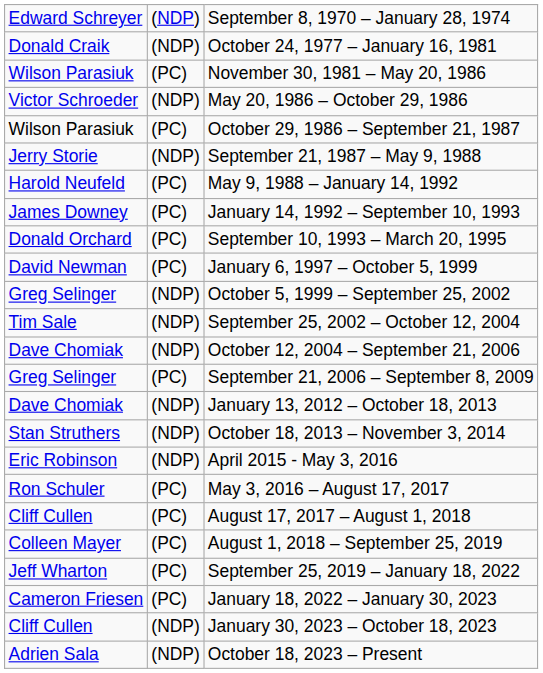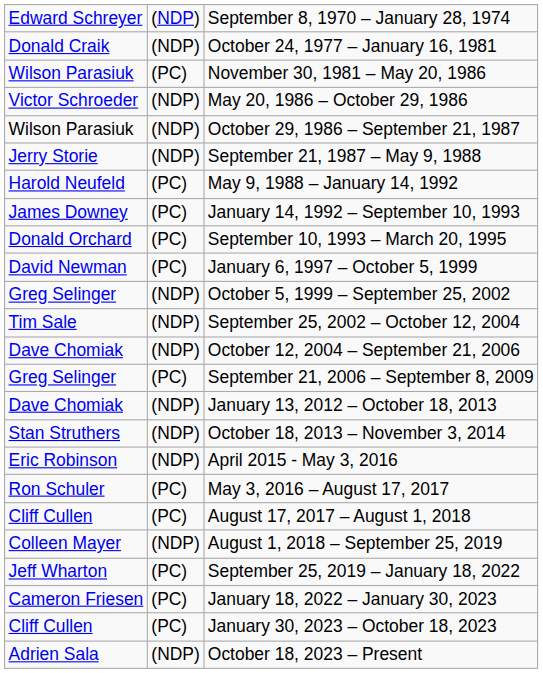(169, 128) (PC) -> (176, 128) (NDP)
(169, 543) (PC) -> (176, 543) (NDP)
(176, 626) (NDP) -> (169, 626) (PC)
